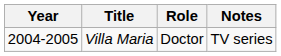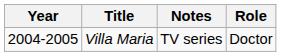columns swapped: (182, 16) <-> (241, 16)
